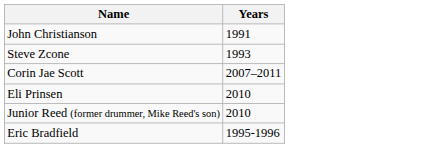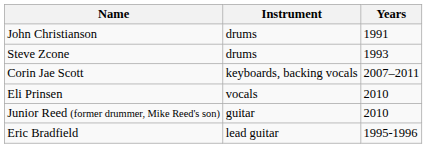+ column: (292, 14)
